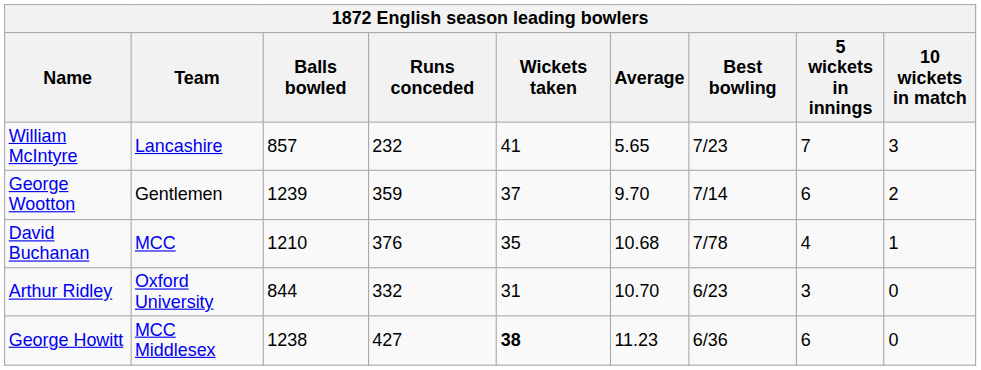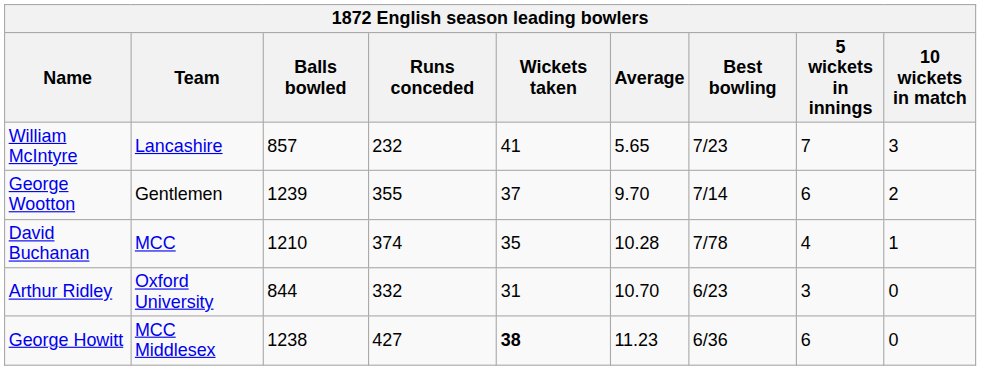(387, 194) 359 -> (387, 194) 355
(387, 243) 376 -> (387, 243) 374
(637, 243) 10.68 -> (637, 243) 10.28
